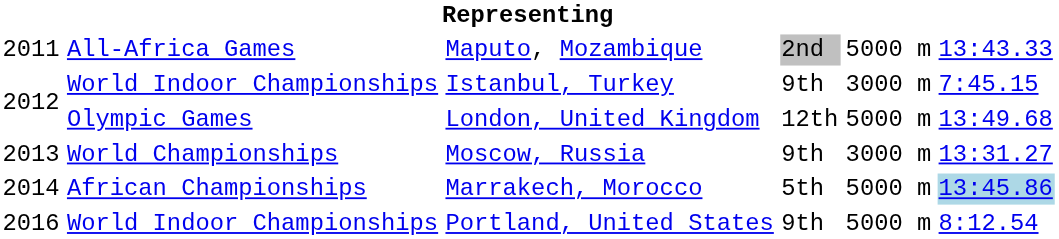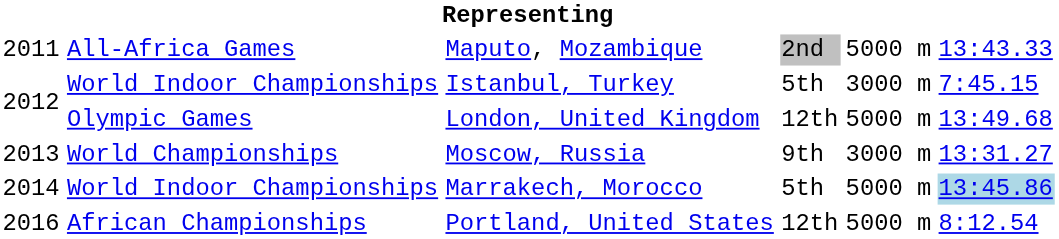(803, 85) 9th -> (803, 85) 5th
(217, 189) African Championships -> (253, 189) World Indoor Championships
(253, 224) World Indoor Championships -> (217, 224) African Championships
(803, 224) 9th -> (810, 224) 12th
